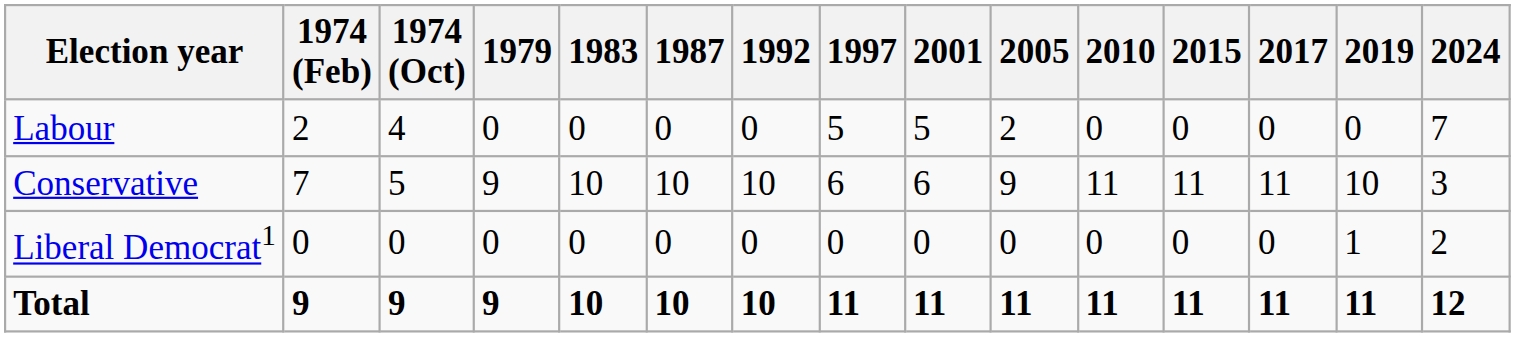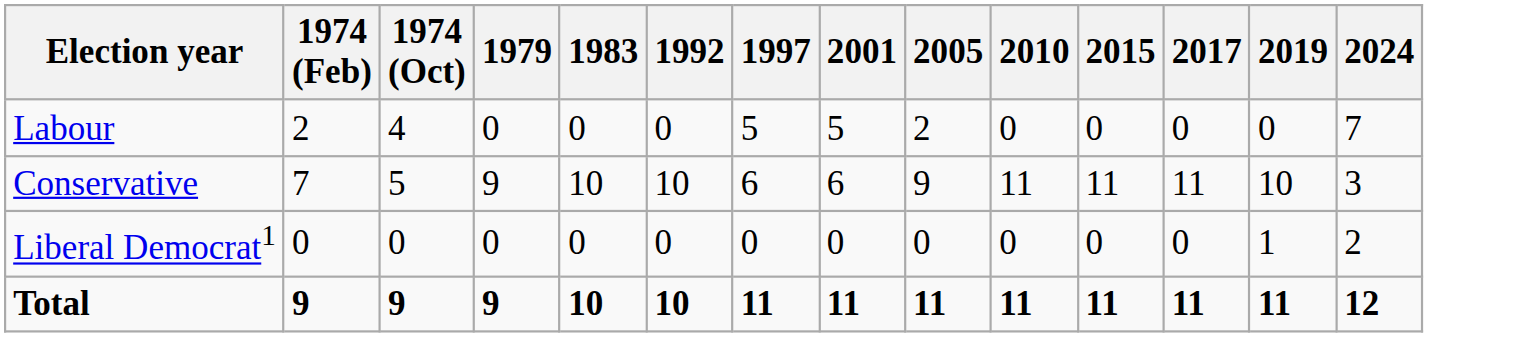- column: (689, 51)
